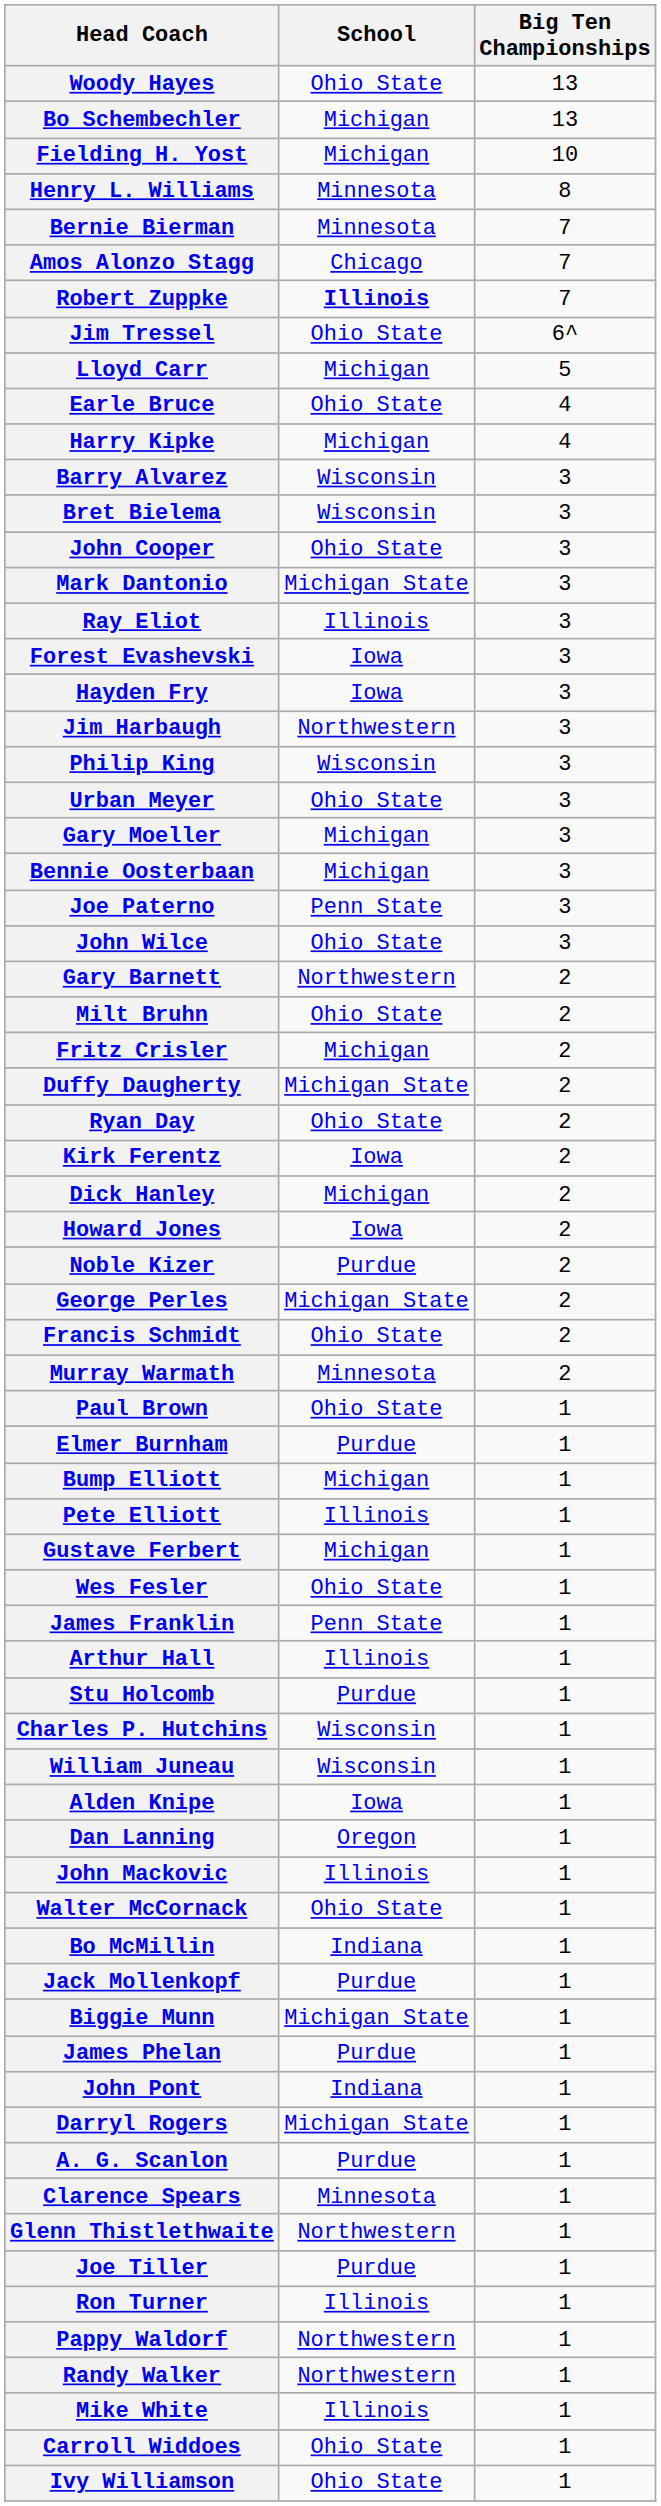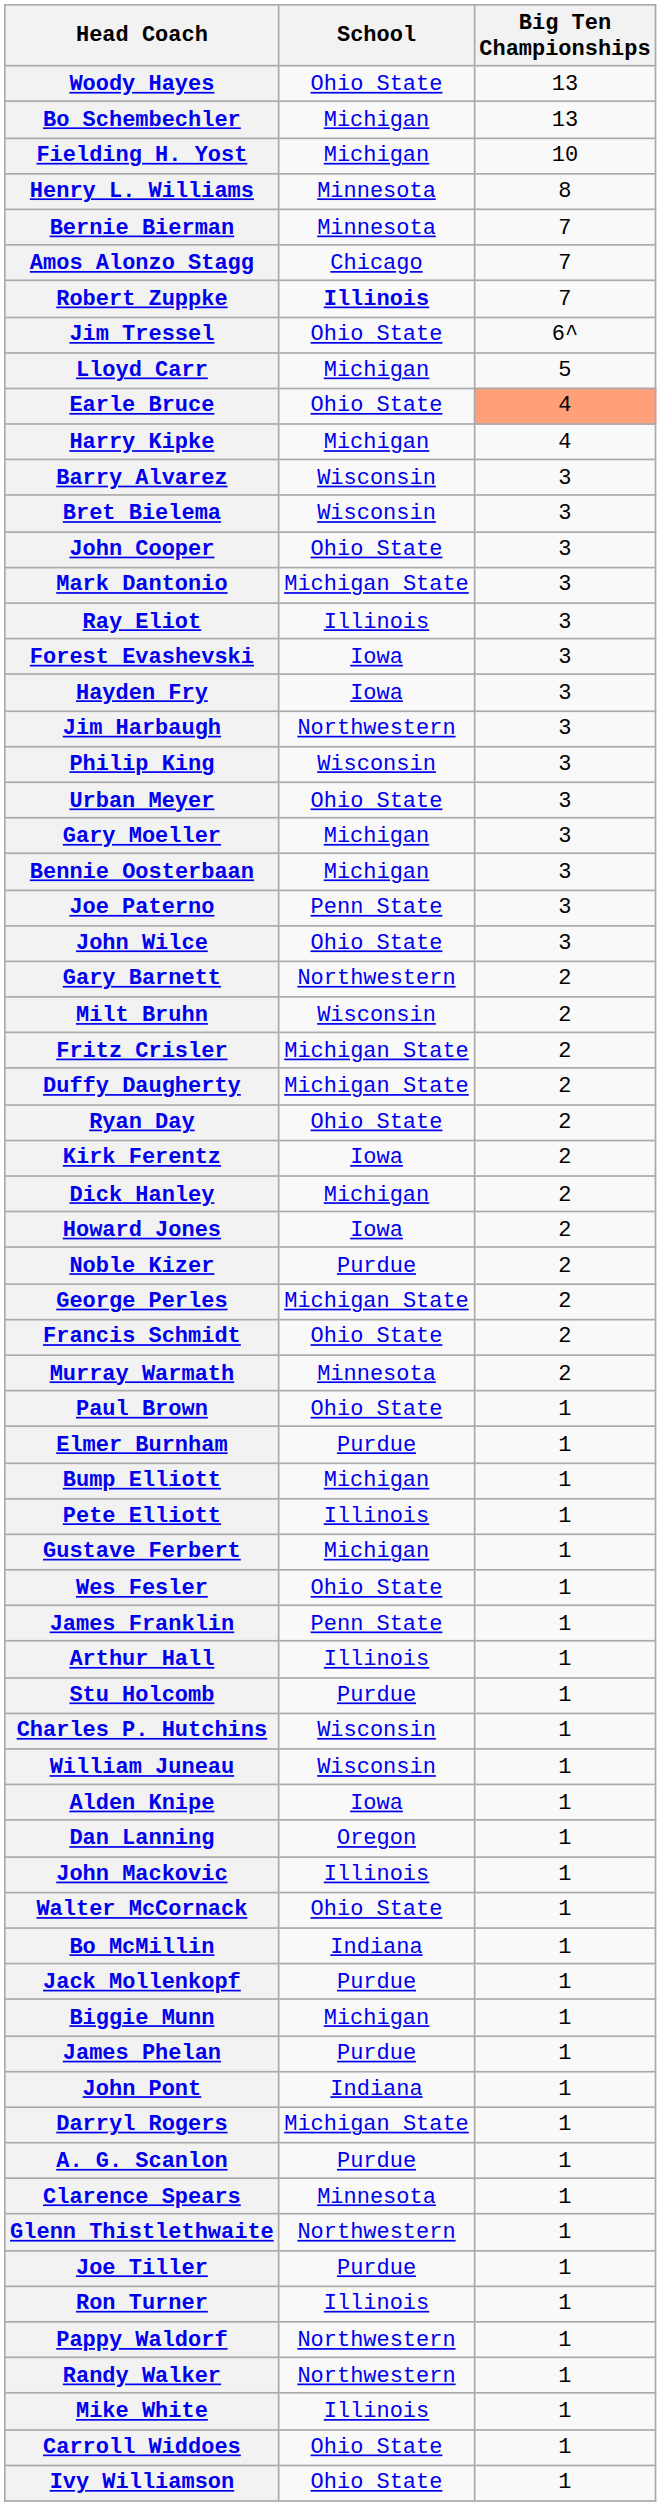(565, 406) no background -> (565, 406) lightsalmon background
(376, 1015) Ohio State -> (377, 1015) Wisconsin
(376, 1051) Michigan -> (377, 1051) Michigan State
(377, 2017) Michigan State -> (376, 2017) Michigan
